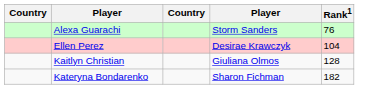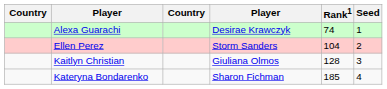+ column: (368, 13)
(245, 30) Storm Sanders -> (251, 30) Desirae Krawczyk
(329, 30) 76 -> (329, 30) 74
(251, 45) Desirae Krawczyk -> (245, 45) Storm Sanders
(332, 76) 182 -> (332, 76) 185
